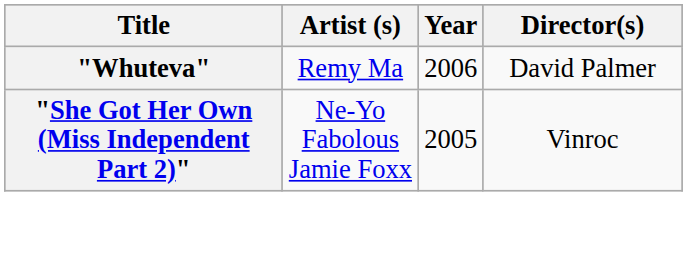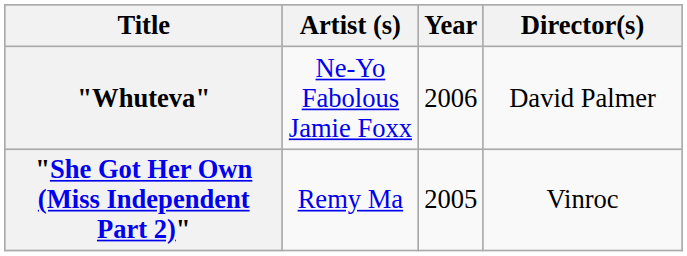(350, 67) Remy Ma -> (350, 97) Ne-Yo Fabolous Jamie Foxx
(350, 139) Ne-Yo Fabolous Jamie Foxx -> (350, 199) Remy Ma
